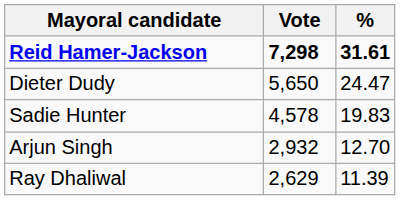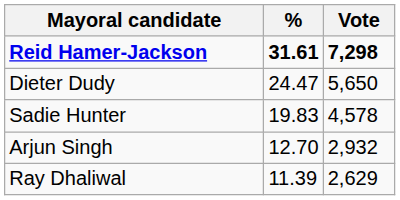columns swapped: (300, 20) <-> (365, 20)
